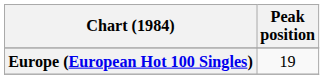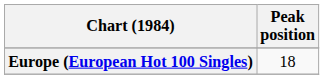(288, 61) 19 -> (288, 61) 18
